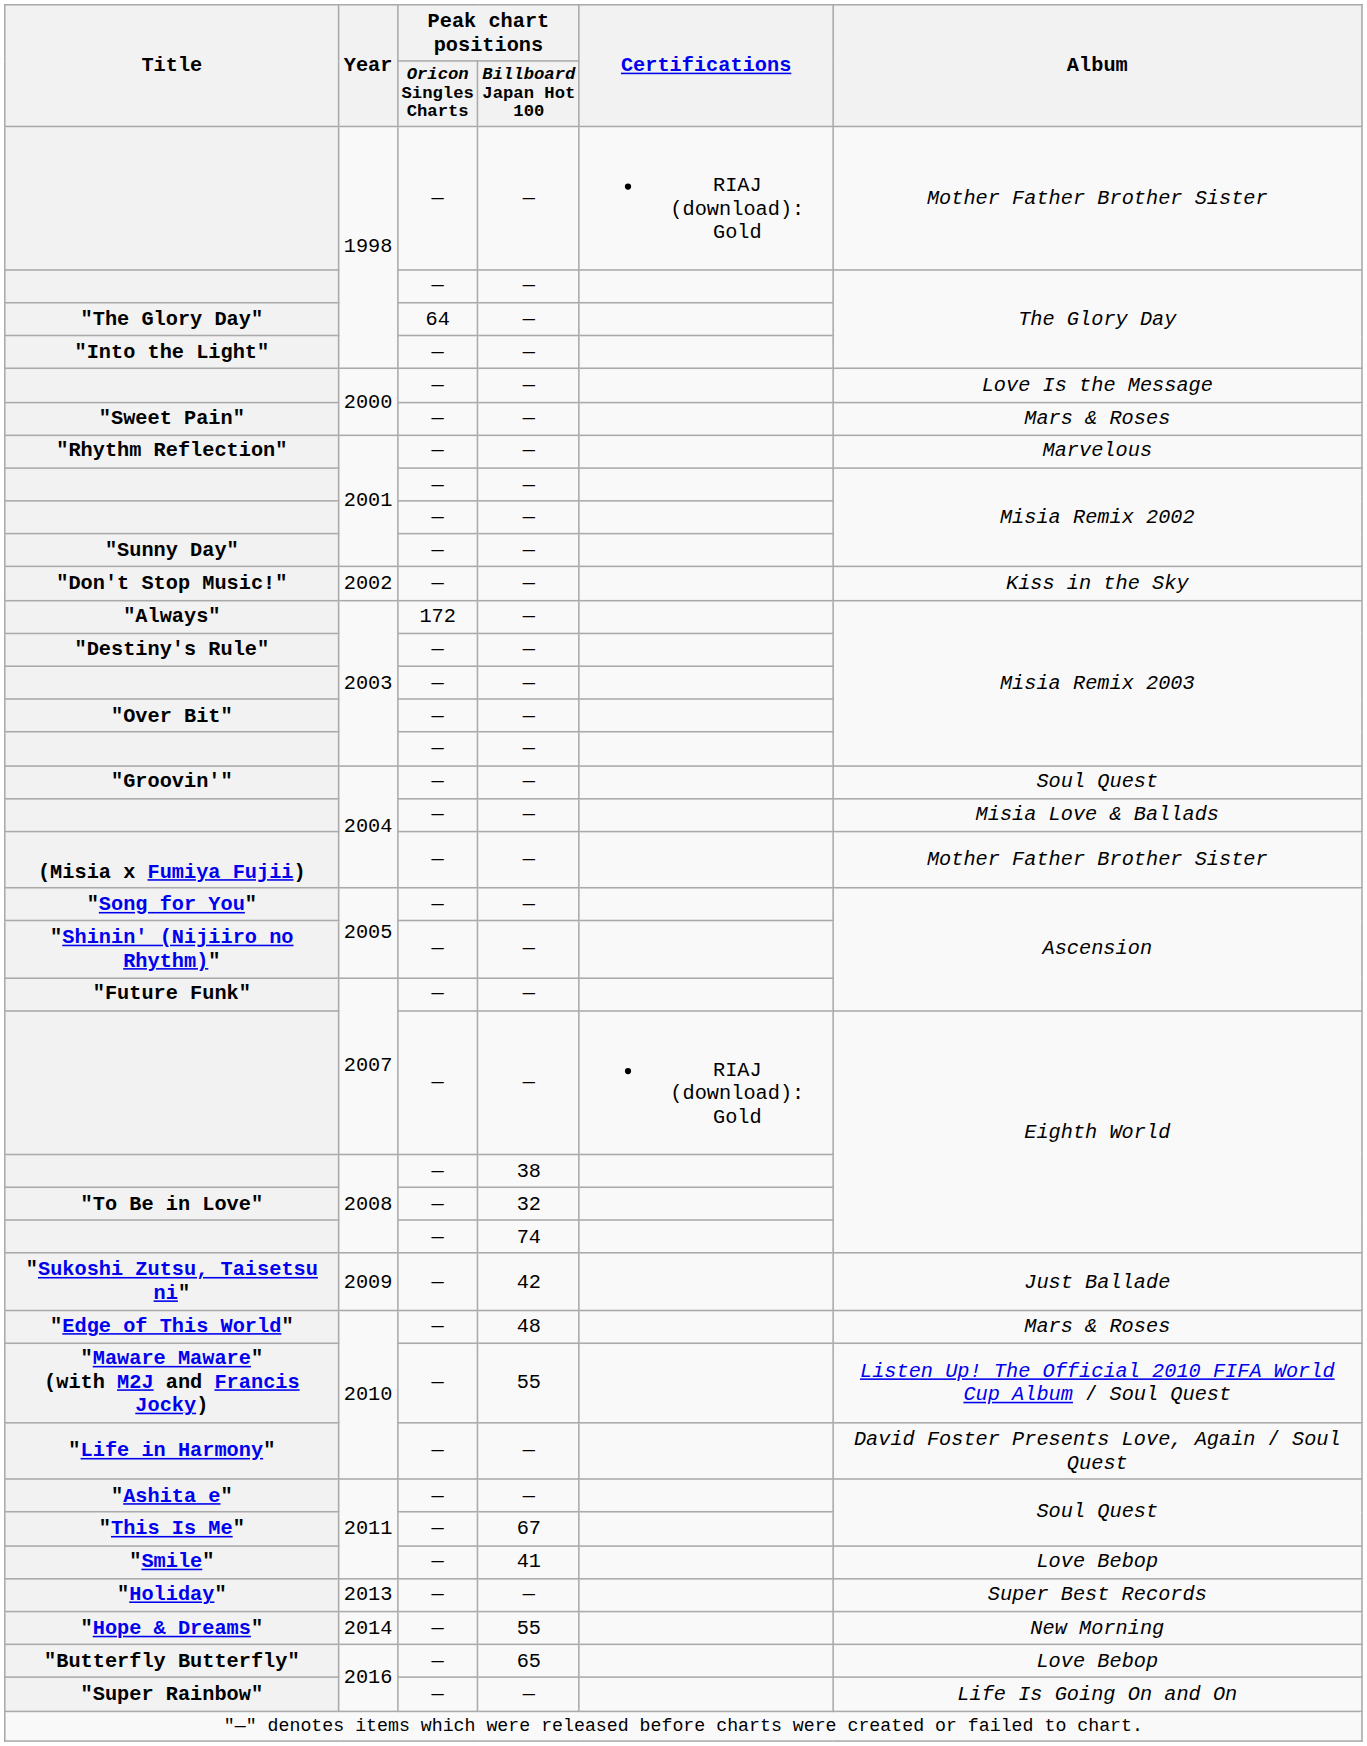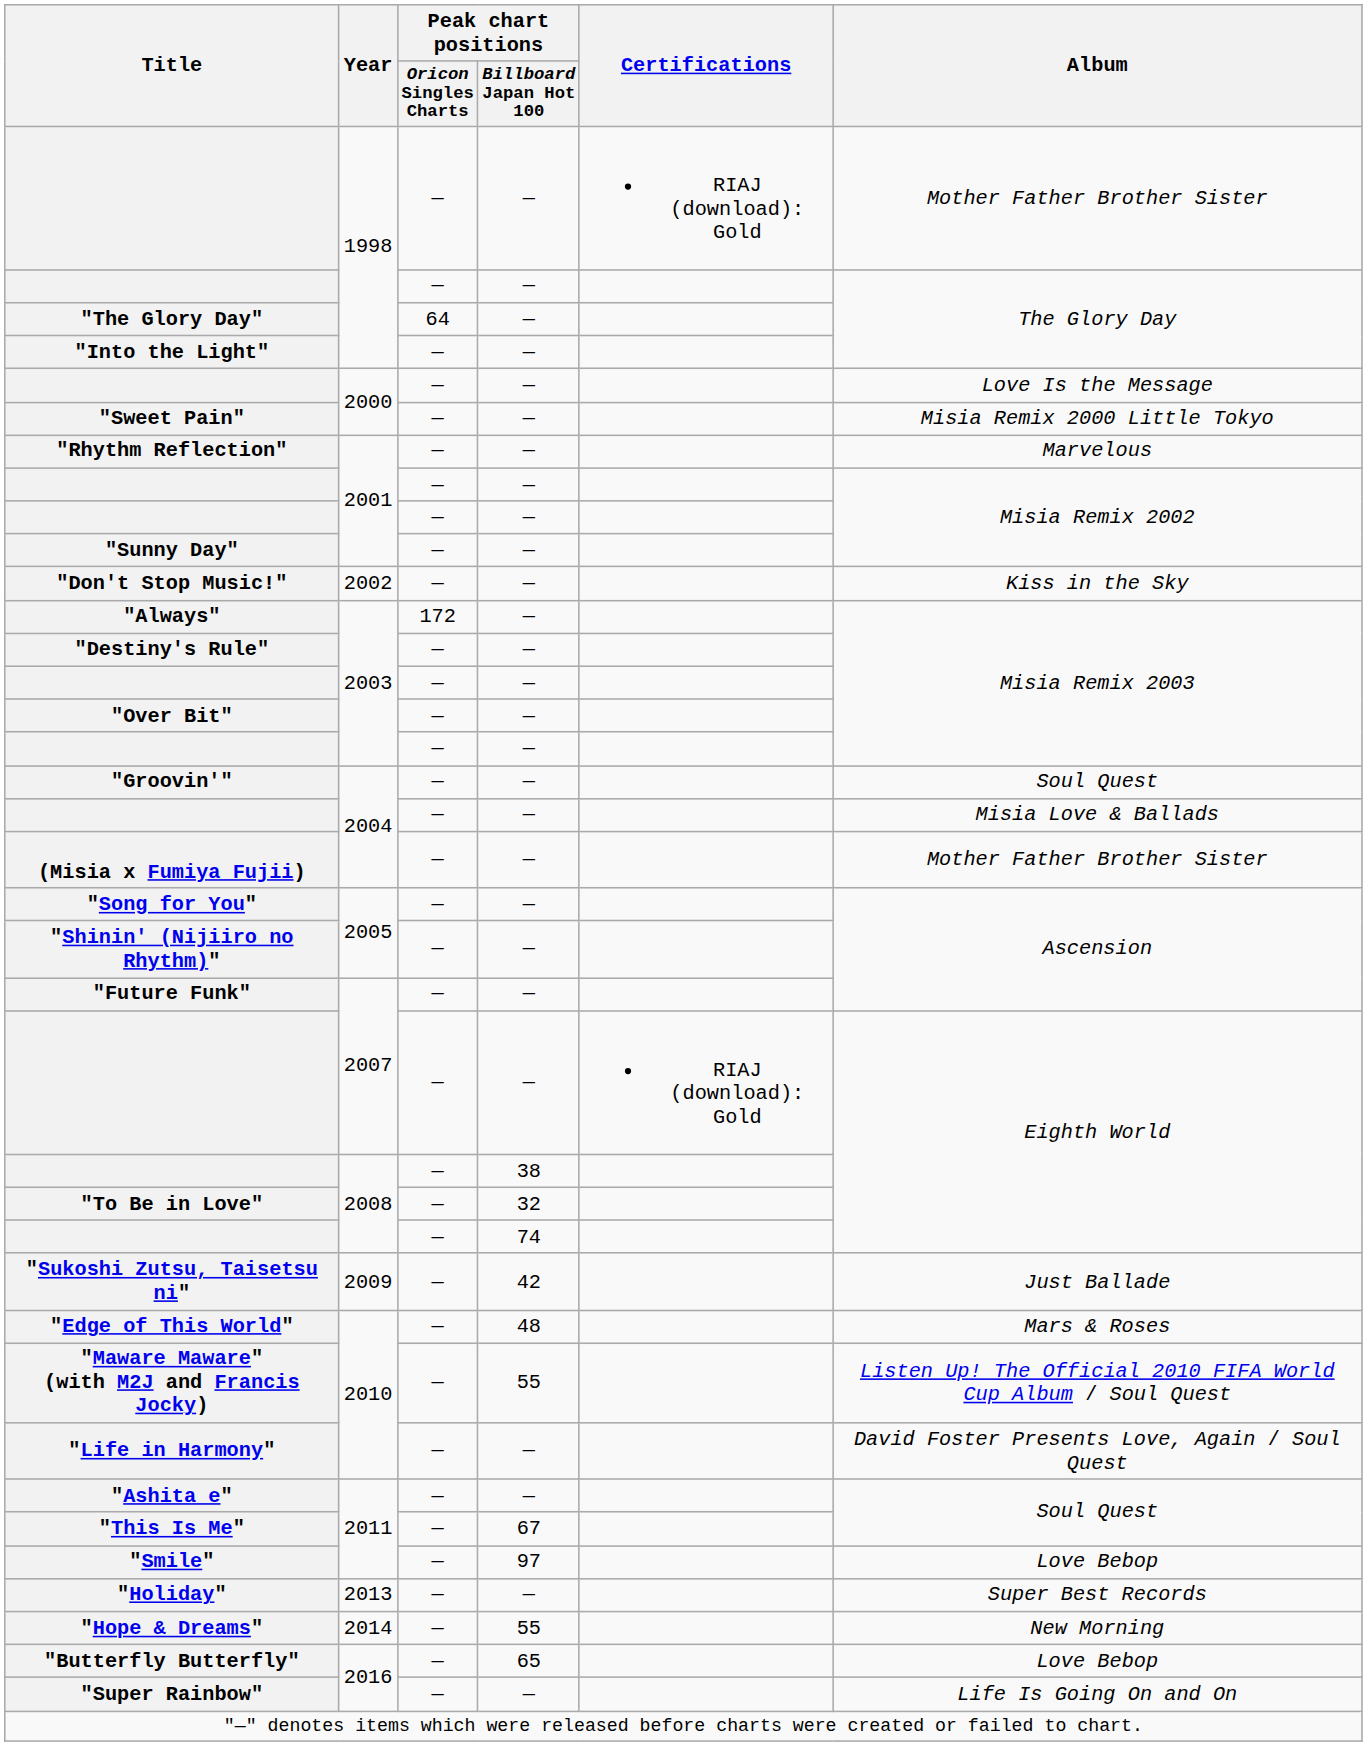(1097, 418) Mars & Roses -> (1097, 418) Misia Remix 2000 Little Tokyo
(529, 1562) 41 -> (529, 1562) 97
